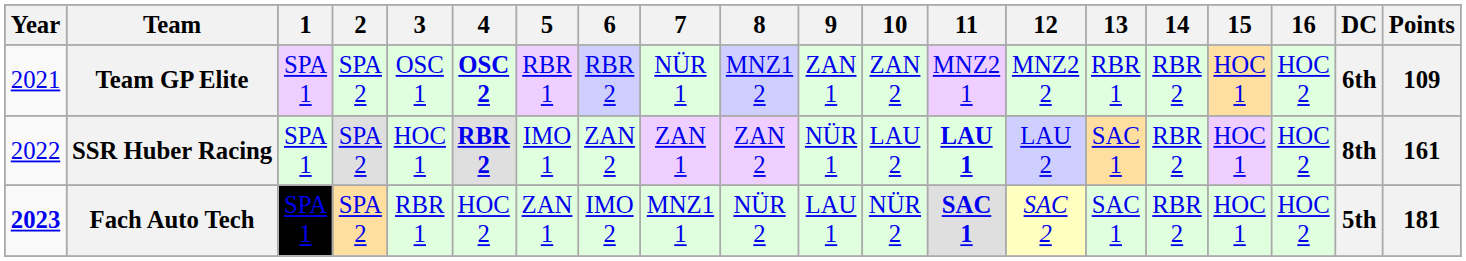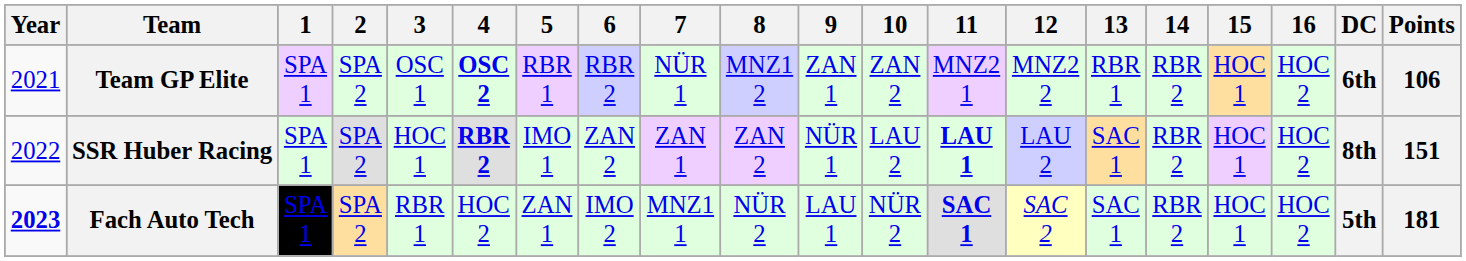(1422, 79) 109 -> (1422, 79) 106
(1422, 149) 161 -> (1422, 149) 151
